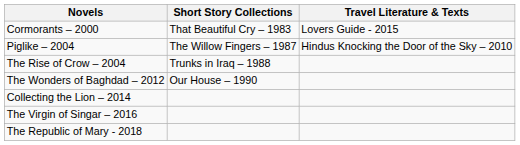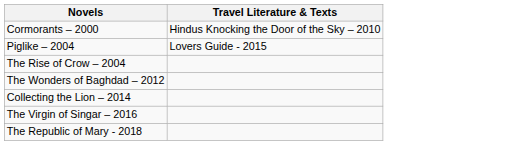- column: (233, 13)
(350, 30) Lovers Guide - 2015 -> (275, 30) Hindus Knocking the Door of the Sky – 2010
(407, 47) Hindus Knocking the Door of the Sky – 2010 -> (218, 47) Lovers Guide - 2015
